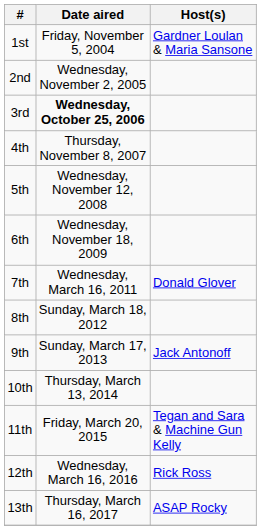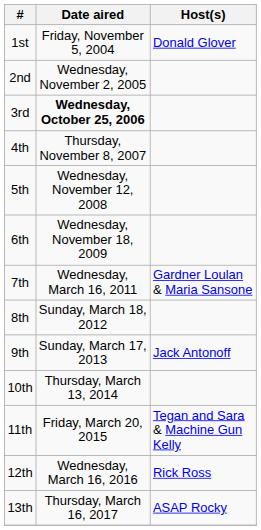(203, 42) Gardner Loulan & Maria Sansone -> (194, 42) Donald Glover
(194, 282) Donald Glover -> (203, 282) Gardner Loulan & Maria Sansone
